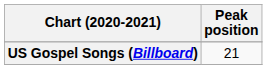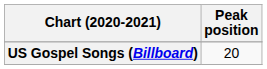(231, 53) 21 -> (231, 53) 20
